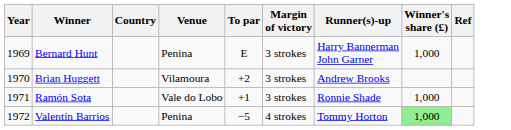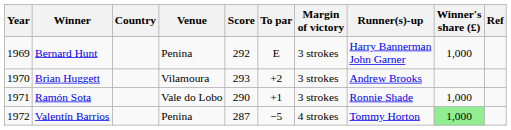+ column: (241, 20)
